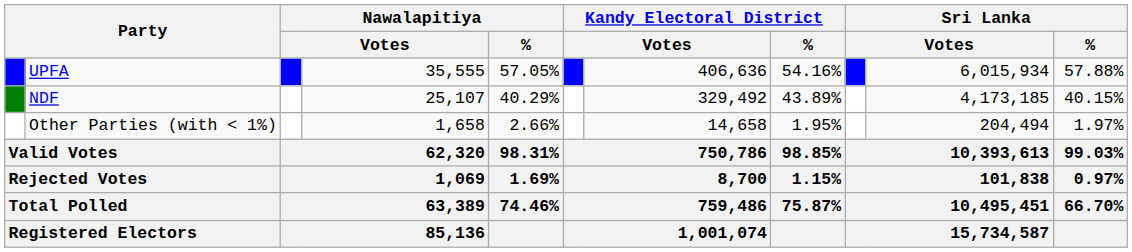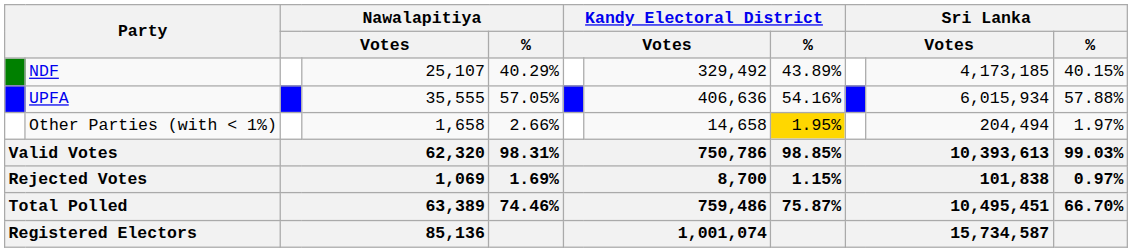rows swapped: (49, 72) <-> (44, 99)
(816, 126) no background -> (816, 126) gold background
